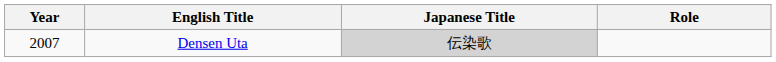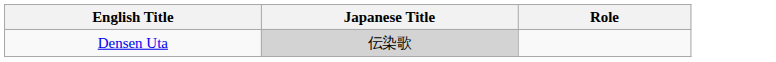- column: (44, 17)
